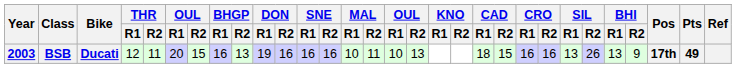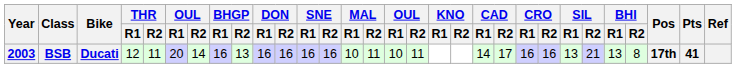(198, 53) 15 -> (198, 53) 14
(264, 53) 19 -> (264, 53) 16
(418, 53) 13 -> (418, 53) 11
(483, 53) 18 -> (483, 53) 14
(505, 53) 15 -> (505, 53) 17
(593, 53) 26 -> (593, 53) 21
(637, 53) 9 -> (637, 53) 8
(692, 53) 49 -> (692, 53) 41
